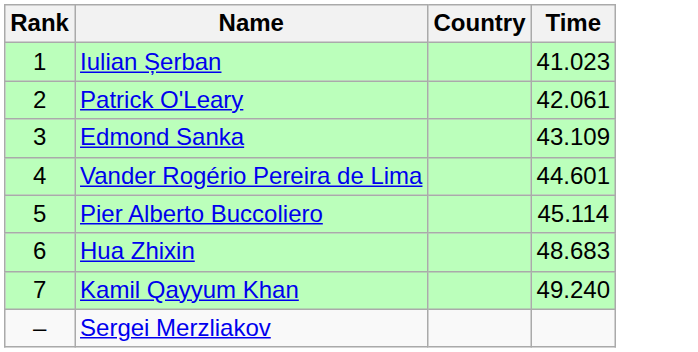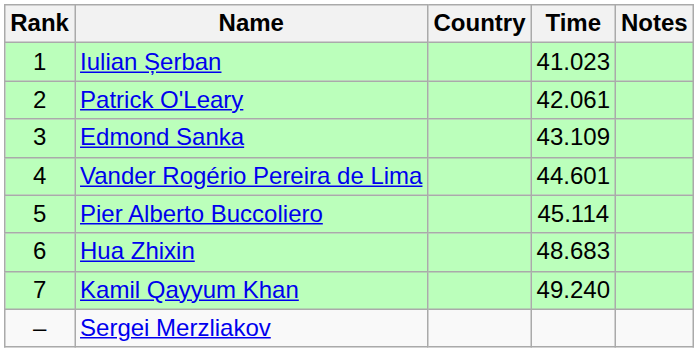+ column: (654, 23)
